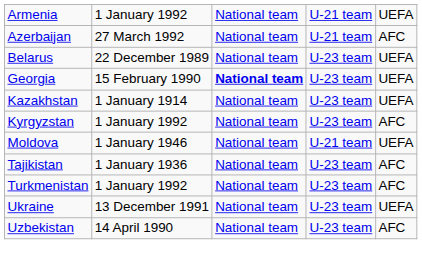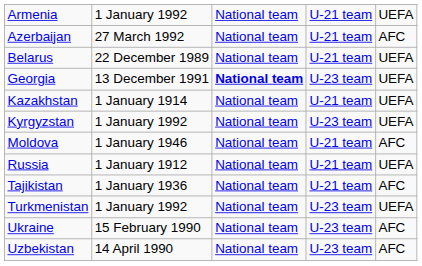(341, 57) U-23 team -> (341, 57) U-21 team
(148, 79) 15 February 1990 -> (152, 79) 13 December 1991
(341, 100) U-23 team -> (341, 100) U-21 team
(392, 121) AFC -> (396, 121) UEFA
(396, 143) UEFA -> (392, 143) AFC
+ row: (28, 164)
(341, 164) U-23 team -> (341, 185) U-21 team
(392, 185) AFC -> (396, 206) UEFA
(152, 206) 13 December 1991 -> (148, 228) 15 February 1990
(396, 206) UEFA -> (392, 228) AFC
